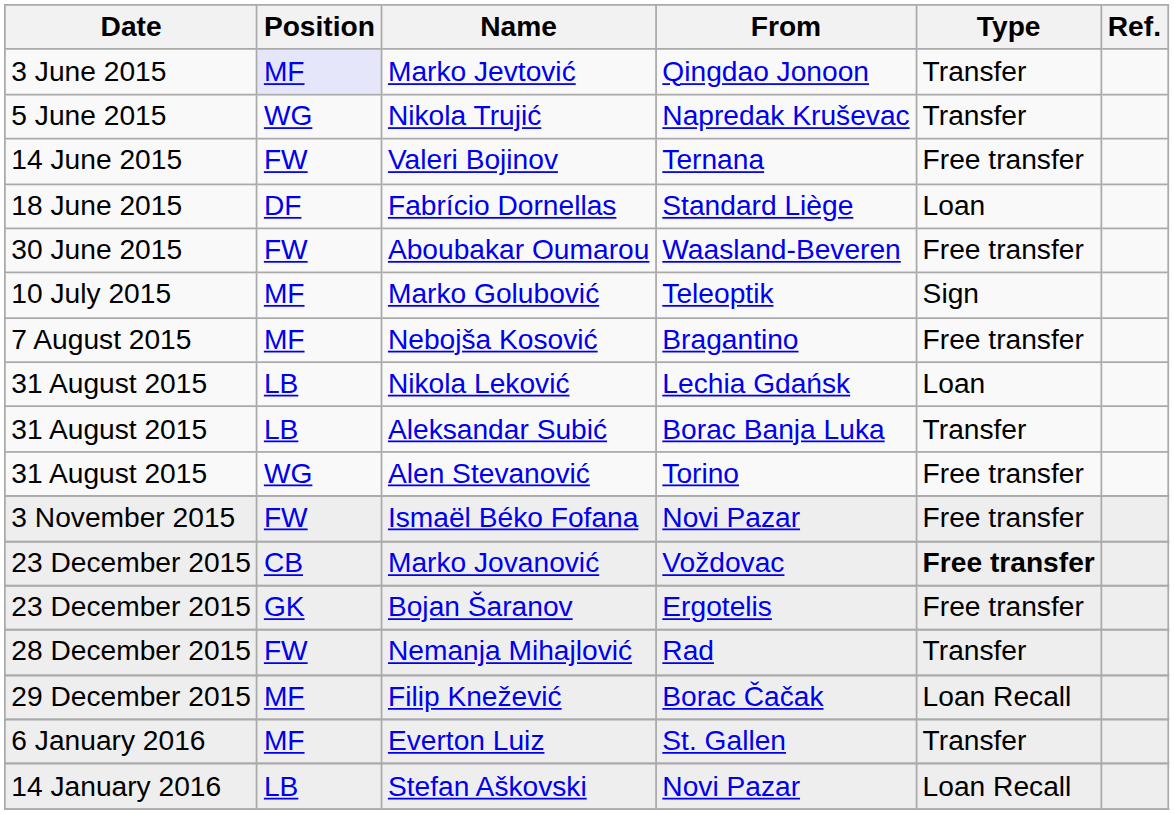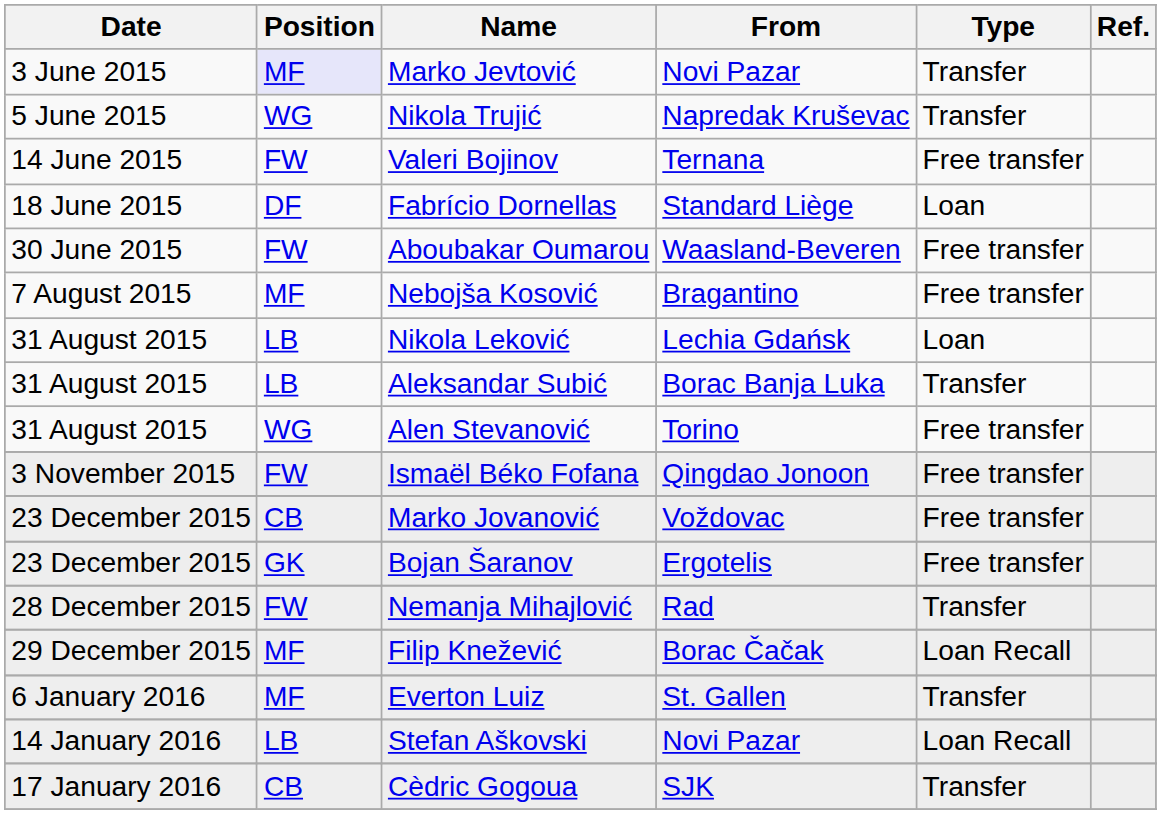(766, 71) Qingdao Jonoon -> (731, 71) Novi Pazar
- row: (494, 294)
(731, 518) Novi Pazar -> (766, 473) Qingdao Jonoon
(1009, 562) bold -> (1003, 518) normal
+ row: (483, 786)
